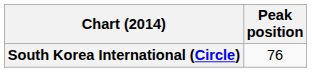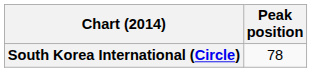(275, 55) 76 -> (275, 55) 78
